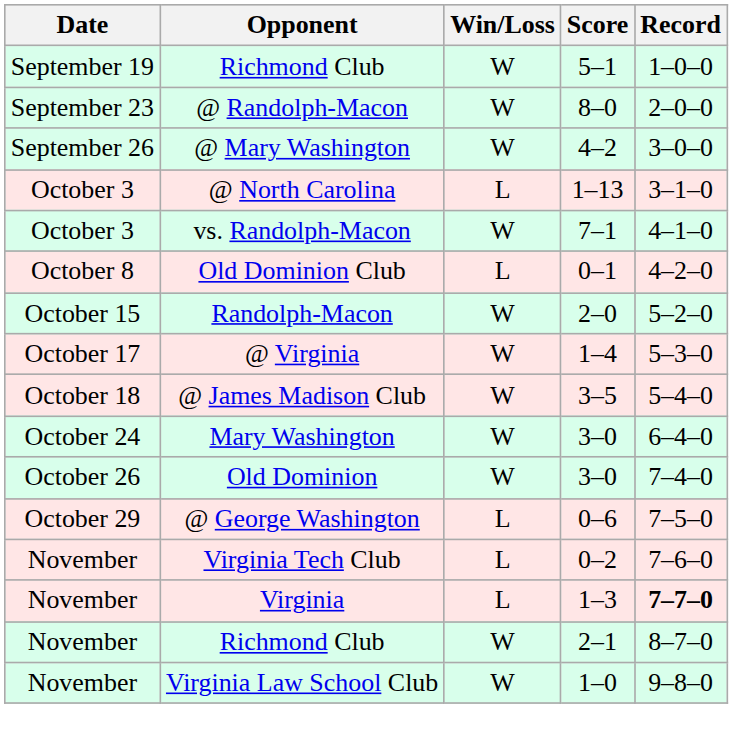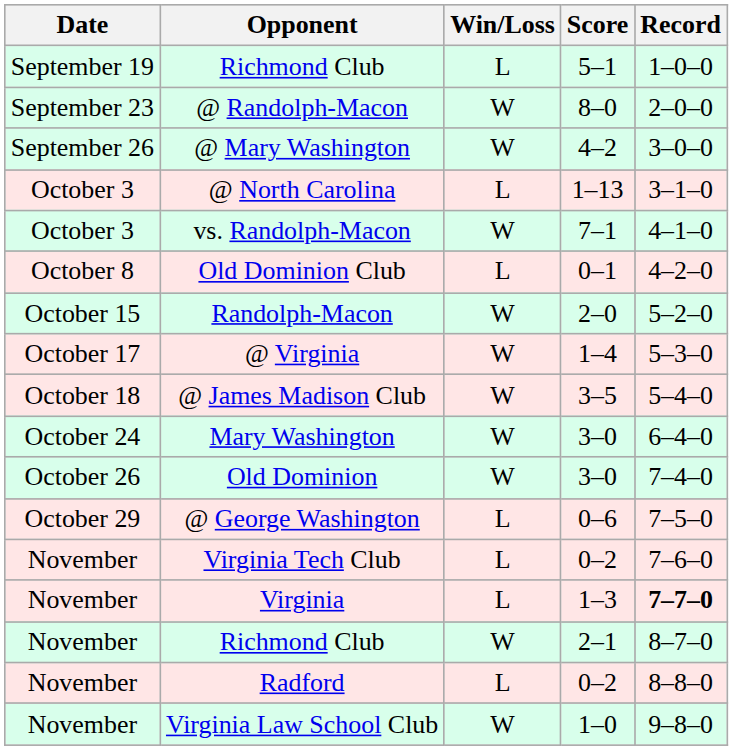(503, 66) W -> (503, 66) L
+ row: (302, 682)
